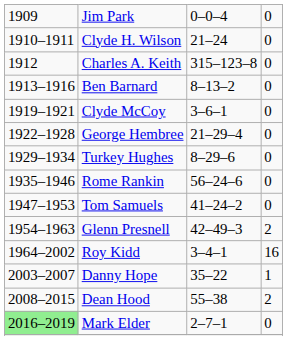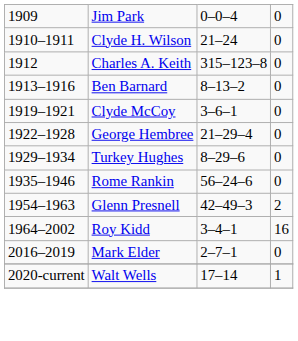- row: (122, 205)
- row: (120, 275)
- row: (116, 299)
(41, 323) lightgreen background -> (41, 252) no background
+ row: (124, 275)
